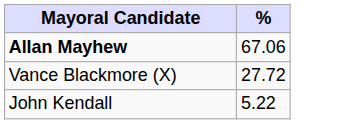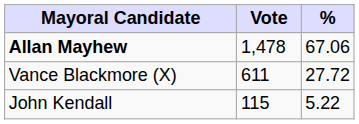+ column: (269, 18)
